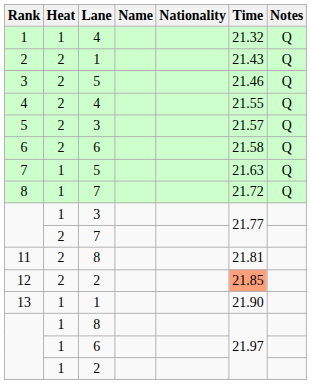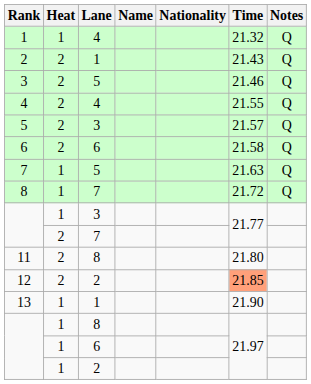(248, 258) 21.81 -> (248, 258) 21.80
